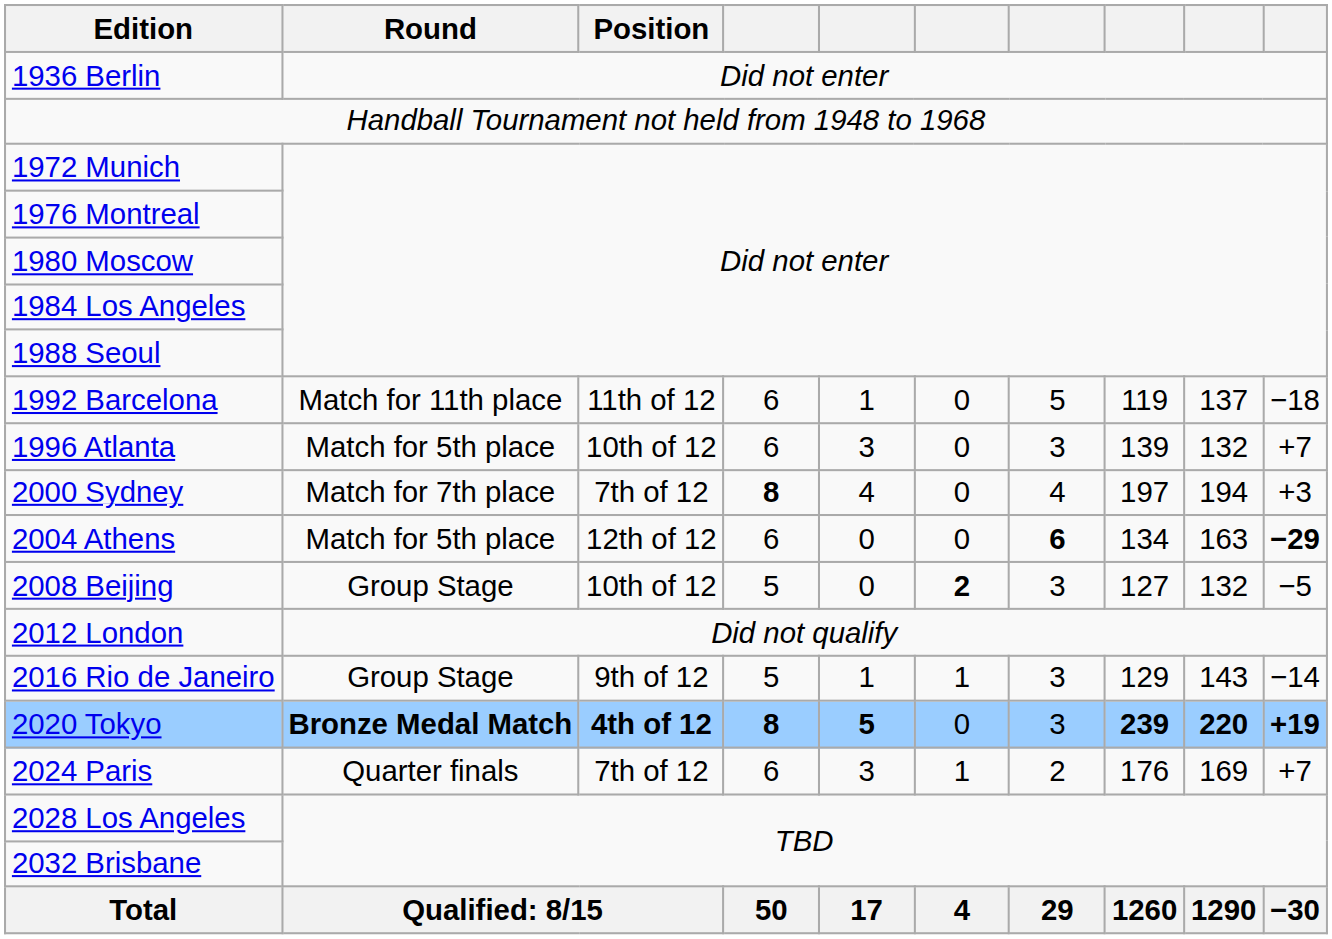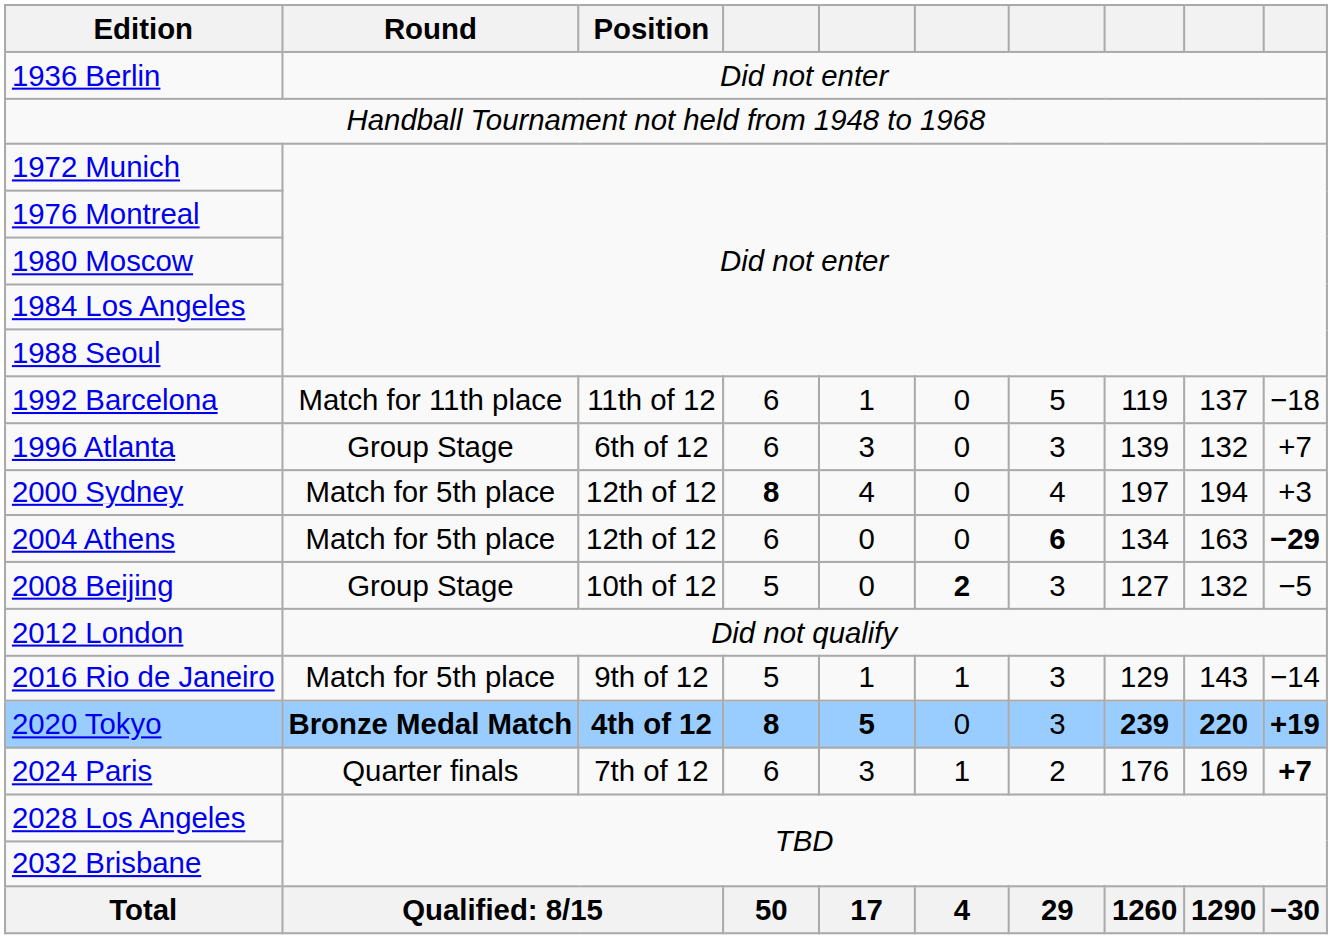(430, 446) Match for 5th place -> (430, 446) Group Stage
(651, 446) 10th of 12 -> (651, 446) 6th of 12
(430, 493) Match for 7th place -> (430, 493) Match for 5th place
(651, 493) 7th of 12 -> (651, 493) 12th of 12
(430, 678) Group Stage -> (430, 678) Match for 5th place
(1295, 771) normal -> (1295, 771) bold
